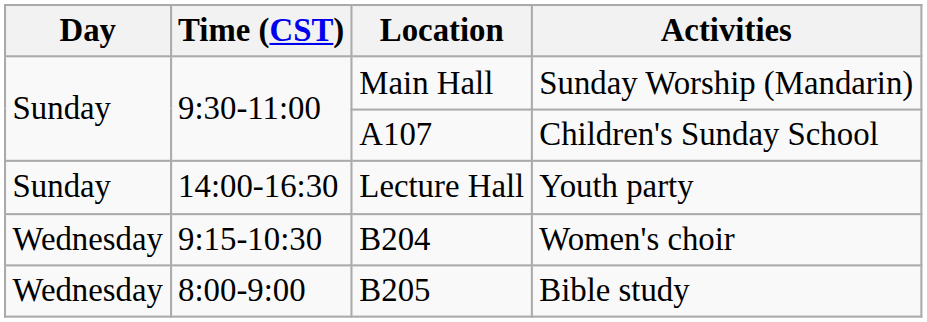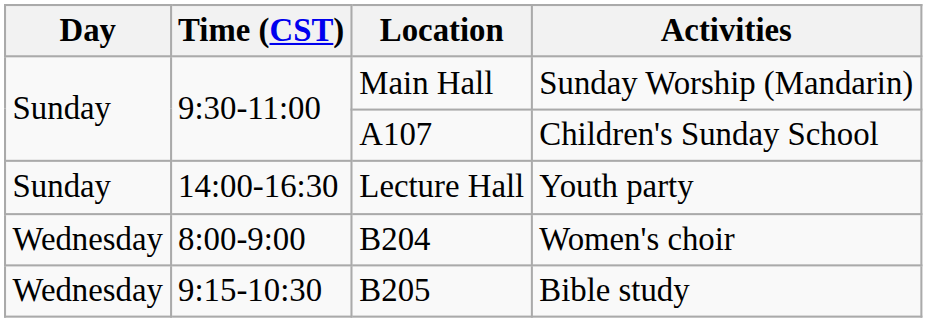(250, 238) 9:15-10:30 -> (242, 238) 8:00-9:00
(242, 290) 8:00-9:00 -> (250, 290) 9:15-10:30
